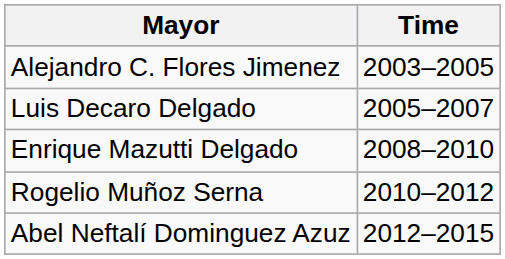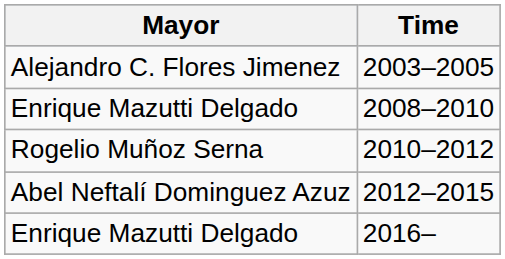- row: (428, 108)
+ row: (399, 233)
